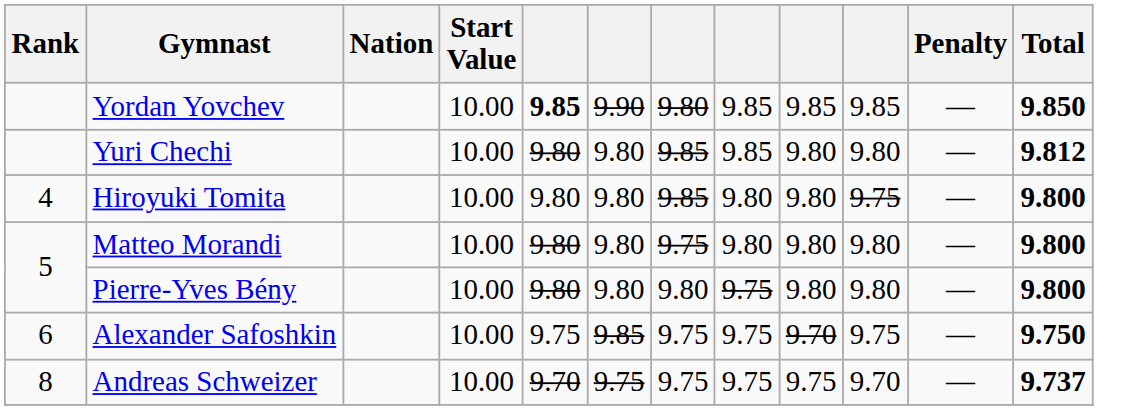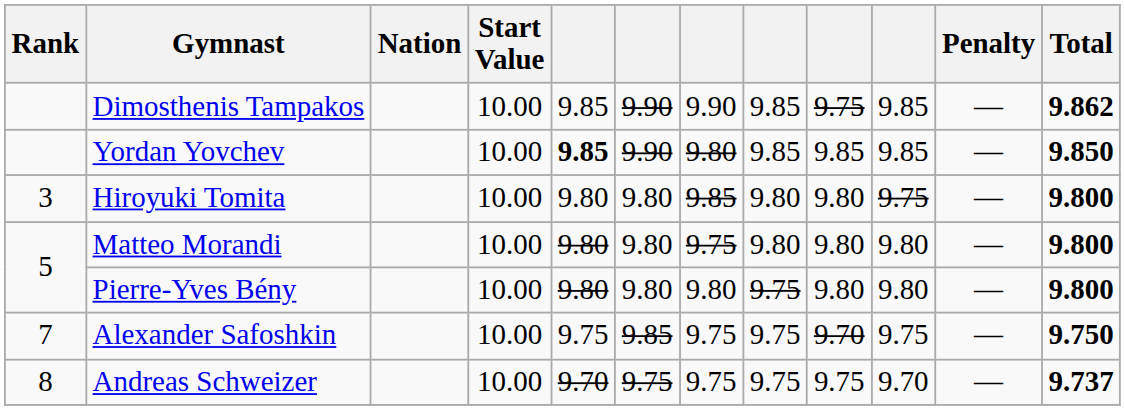+ row: (228, 105)
- row: (162, 151)
(45, 197) 4 -> (45, 197) 3
(45, 335) 6 -> (45, 335) 7
